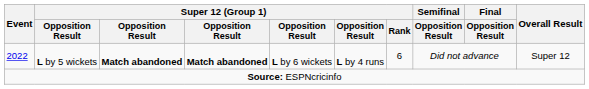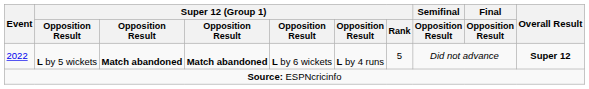(399, 57) 6 -> (399, 57) 5
(550, 57) normal -> (550, 57) bold
